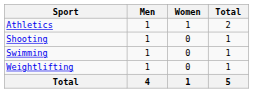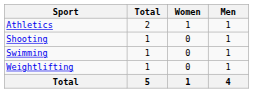columns swapped: (147, 11) <-> (228, 11)
